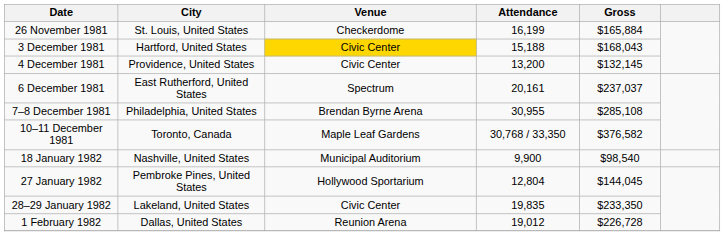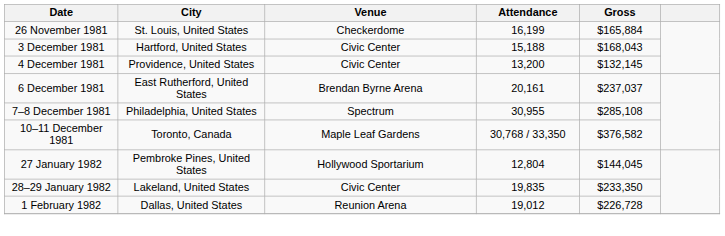(370, 47) gold background -> (370, 47) no background
(370, 88) Spectrum -> (370, 88) Brendan Byrne Arena
(370, 111) Brendan Byrne Arena -> (370, 111) Spectrum
- row: (61, 158)
